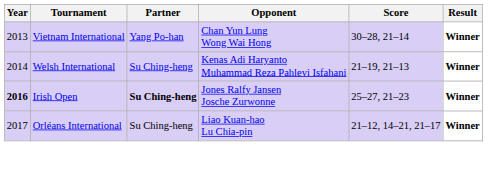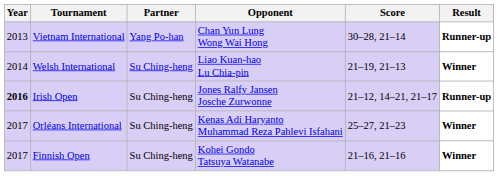(463, 37) Winner -> (467, 37) Runner-up
(274, 66) Kenas Adi Haryanto Muhammad Reza Pahlevi Isfahani -> (229, 66) Liao Kuan-hao Lu Chia-pin
(163, 96) bold -> (161, 96) normal
(380, 96) 25–27, 21–23 -> (392, 96) 21–12, 14–21, 21–17
(463, 96) Winner -> (467, 96) Runner-up
(233, 126) Liao Kuan-hao Lu Chia-pin -> (270, 126) Kenas Adi Haryanto Muhammad Reza Pahlevi Isfahani
(396, 126) 21–12, 14–21, 21–17 -> (377, 126) 25–27, 21–23
+ row: (61, 156)
